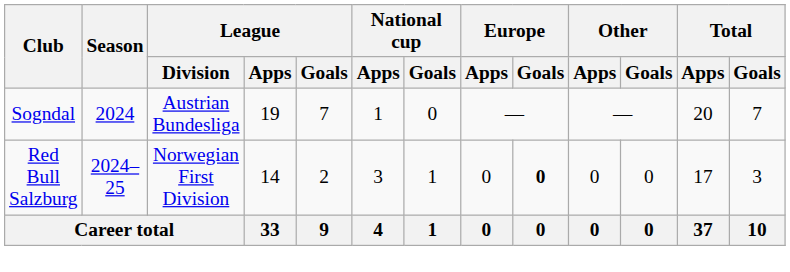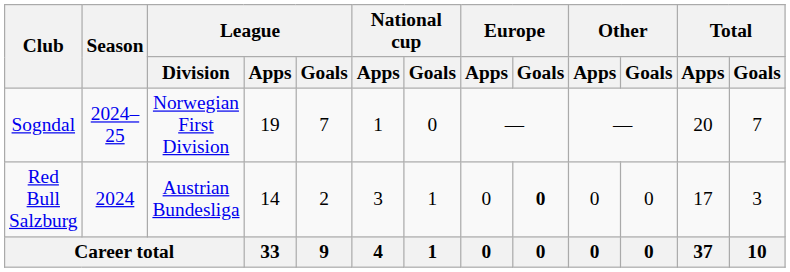(115, 113) 2024 -> (115, 124) 2024–25
(196, 113) Austrian Bundesliga -> (196, 124) Norwegian First Division
(115, 177) 2024–25 -> (115, 199) 2024
(196, 177) Norwegian First Division -> (196, 199) Austrian Bundesliga
